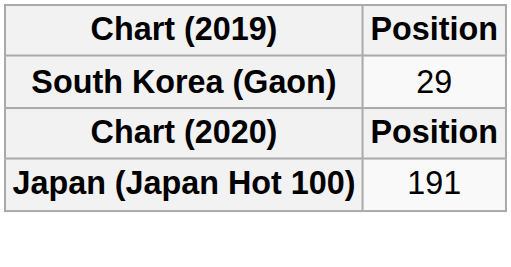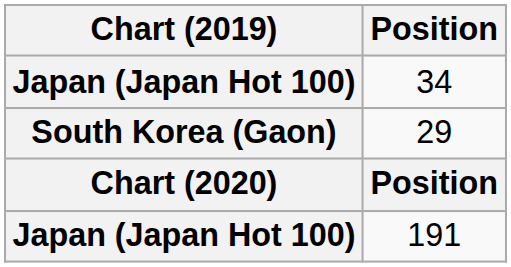+ row: (434, 81)
